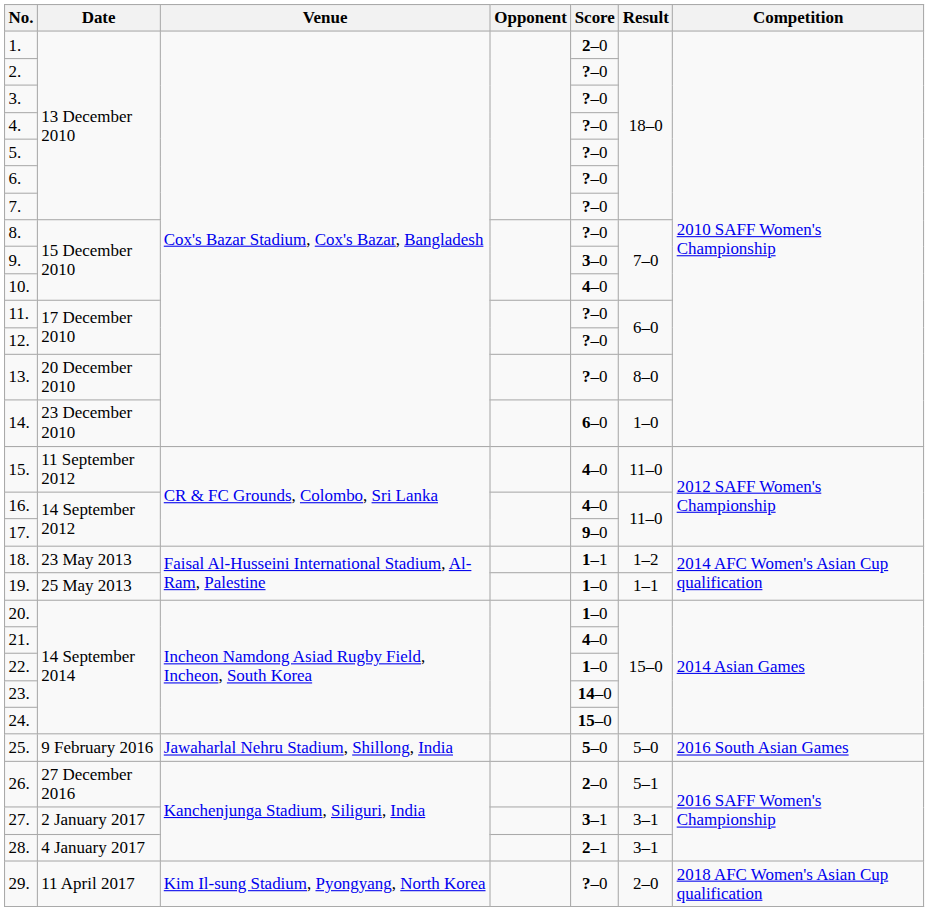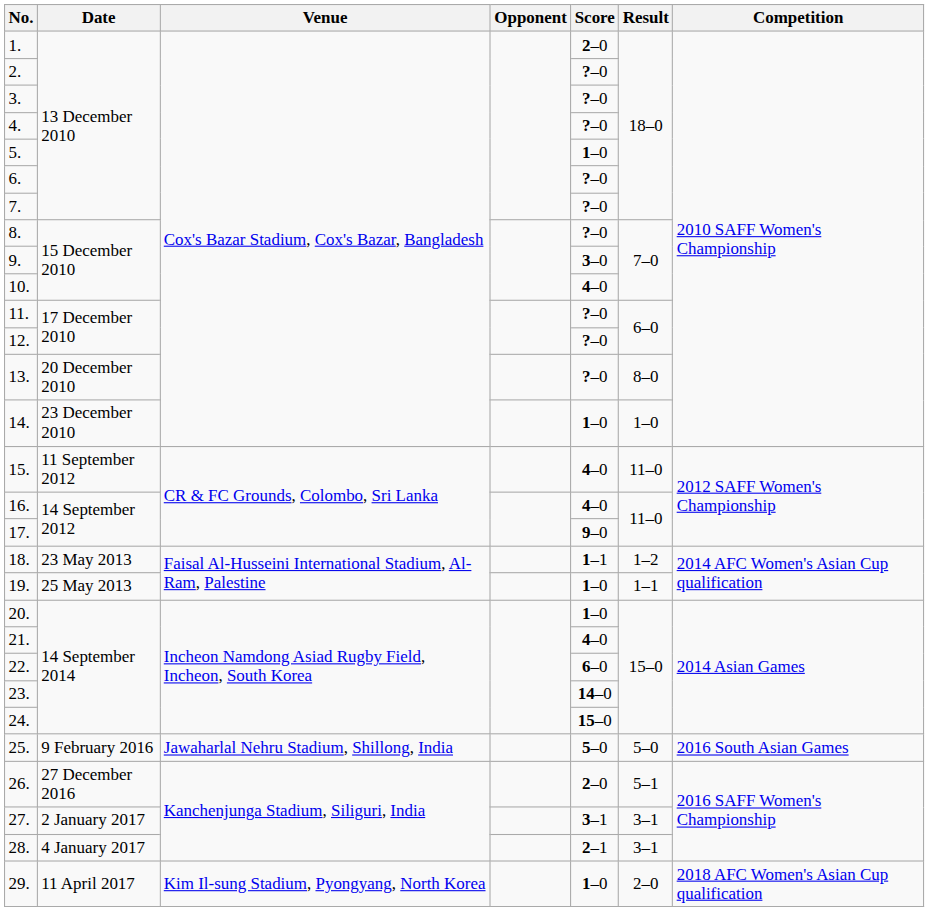(595, 152) ?–0 -> (595, 152) 1–0
(595, 423) 6–0 -> (595, 423) 1–0
(595, 666) 1–0 -> (595, 666) 6–0
(595, 883) ?–0 -> (595, 883) 1–0
